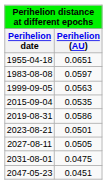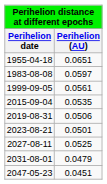(78, 88) 0.0563 -> (78, 88) 0.0561
(78, 116) 0.0586 -> (78, 116) 0.0506
(78, 144) 0.0505 -> (78, 144) 0.0525
(78, 158) 0.0475 -> (78, 158) 0.0479
